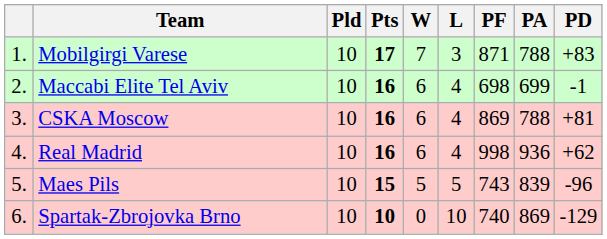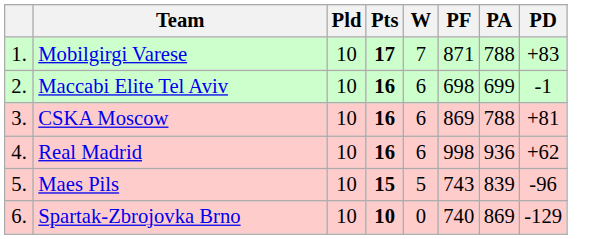- column: (456, 20)
